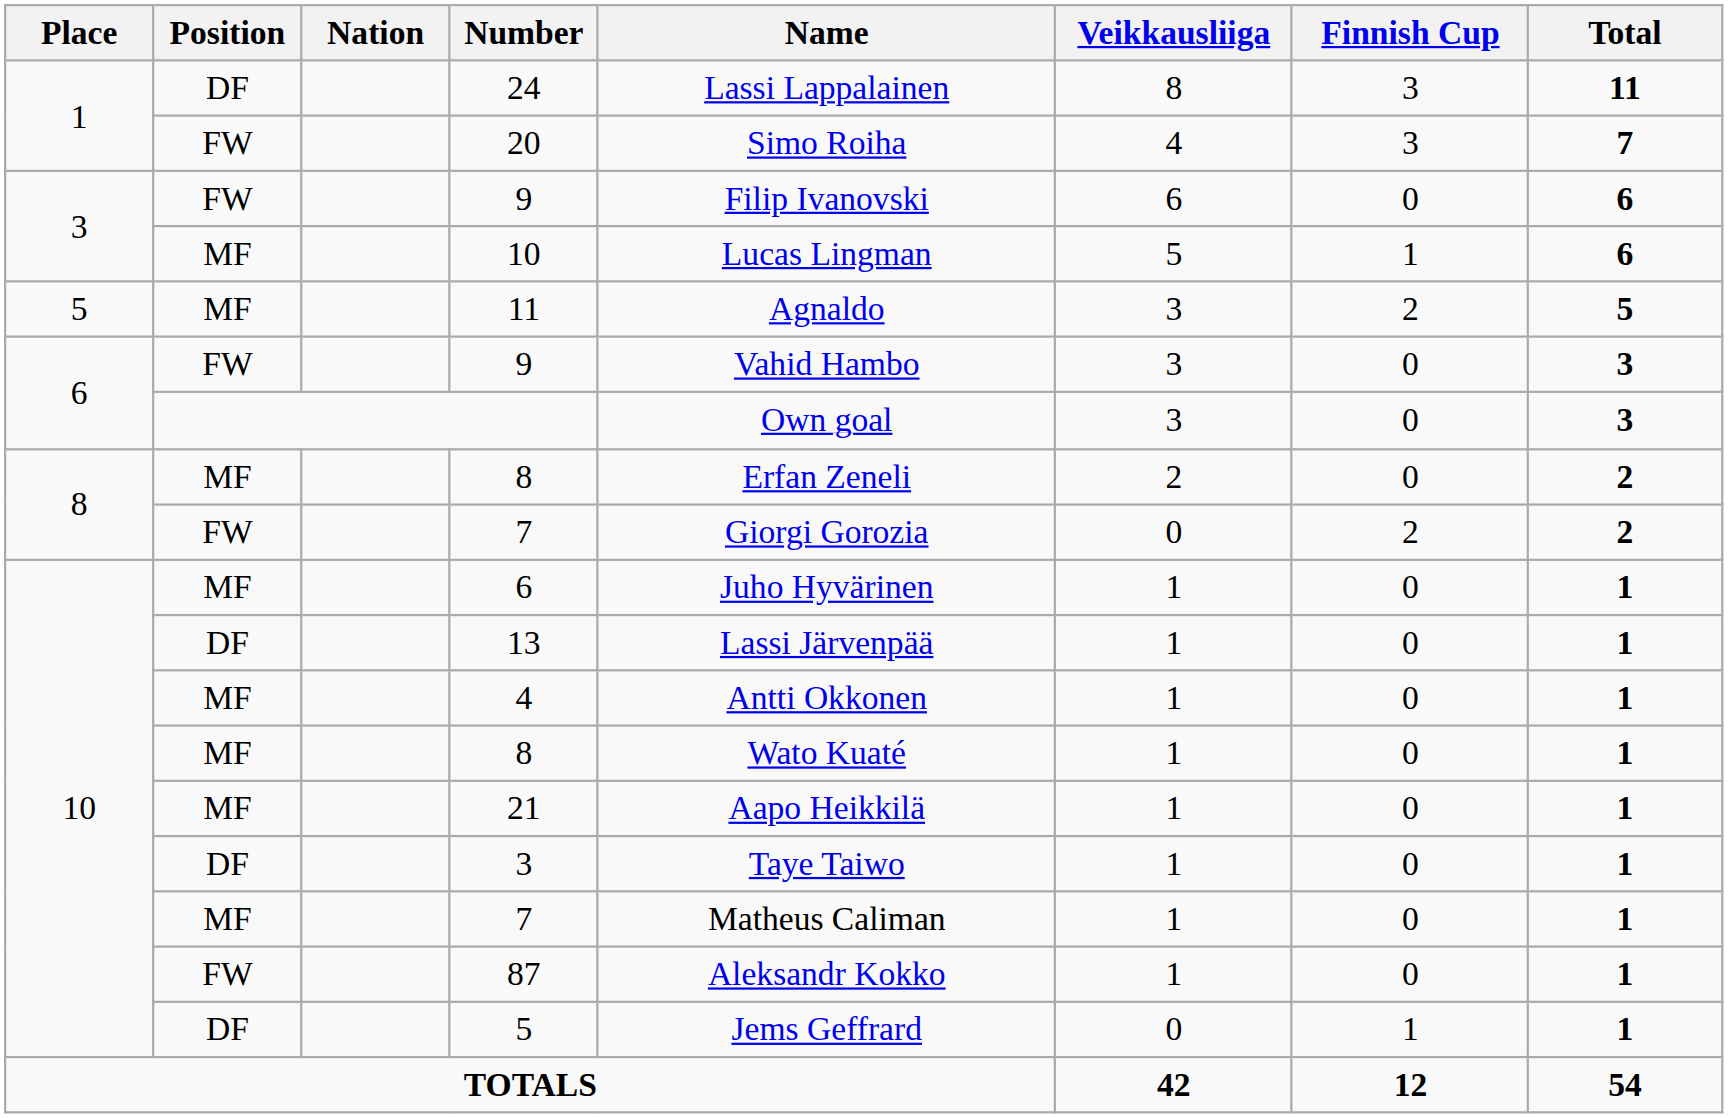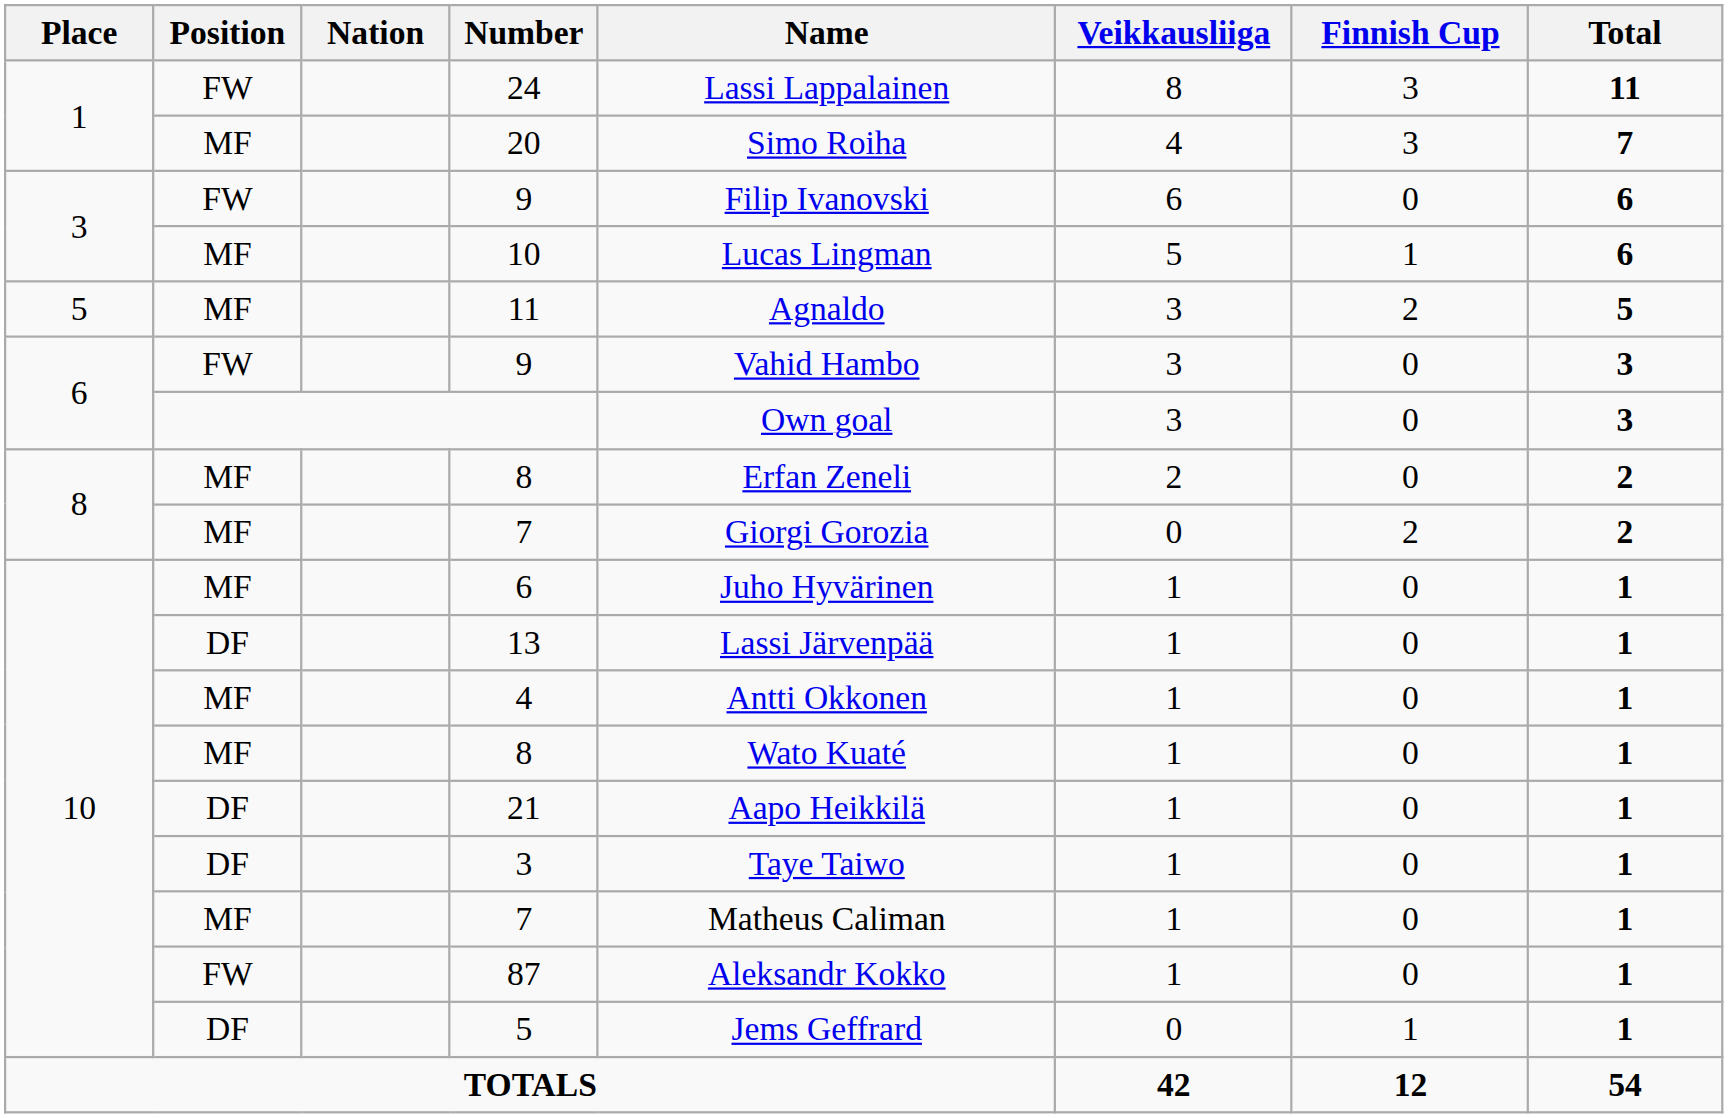(227, 87) DF -> (227, 87) FW
(227, 143) FW -> (227, 143) MF
(227, 530) FW -> (227, 530) MF
(227, 807) MF -> (227, 807) DF
